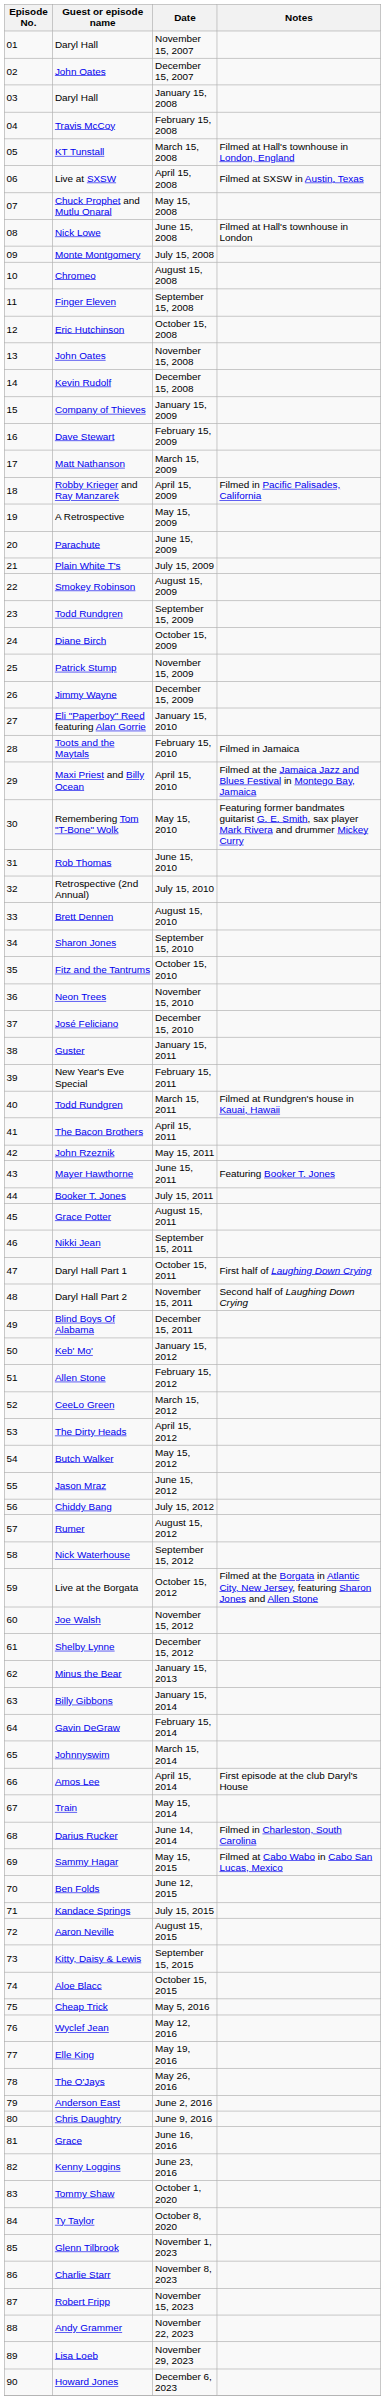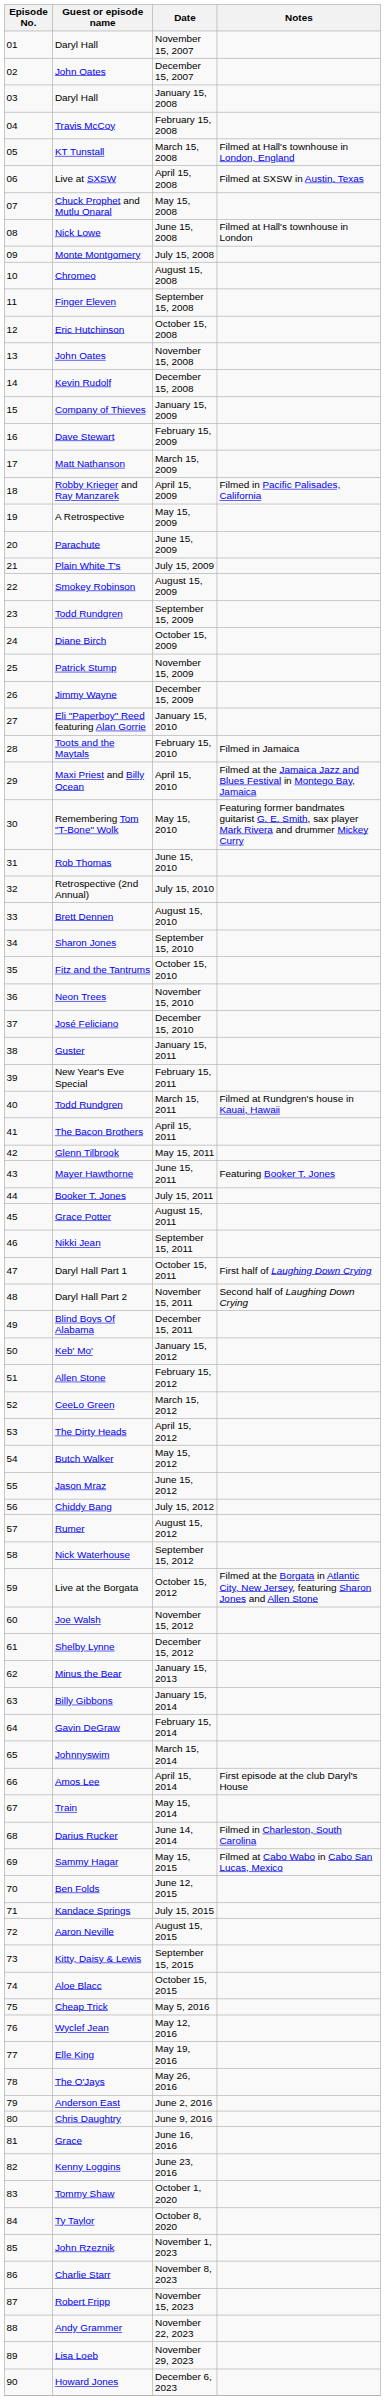(85, 1153) John Rzeznik -> (87, 1153) Glenn Tilbrook
(87, 2248) Glenn Tilbrook -> (85, 2248) John Rzeznik
